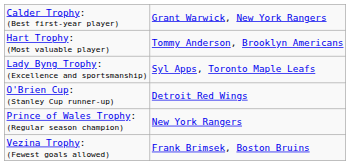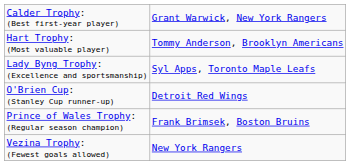(197, 122) New York Rangers -> (231, 122) Frank Brimsek, Boston Bruins
(231, 148) Frank Brimsek, Boston Bruins -> (197, 148) New York Rangers
